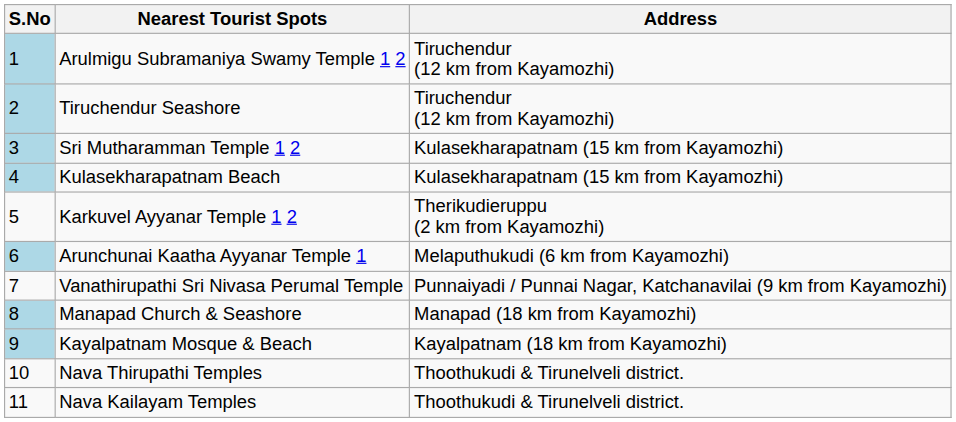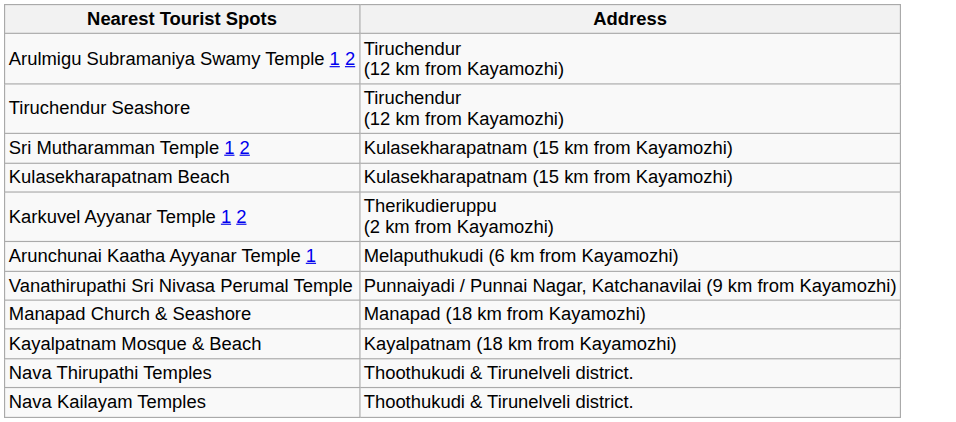- column: (30, 19)
